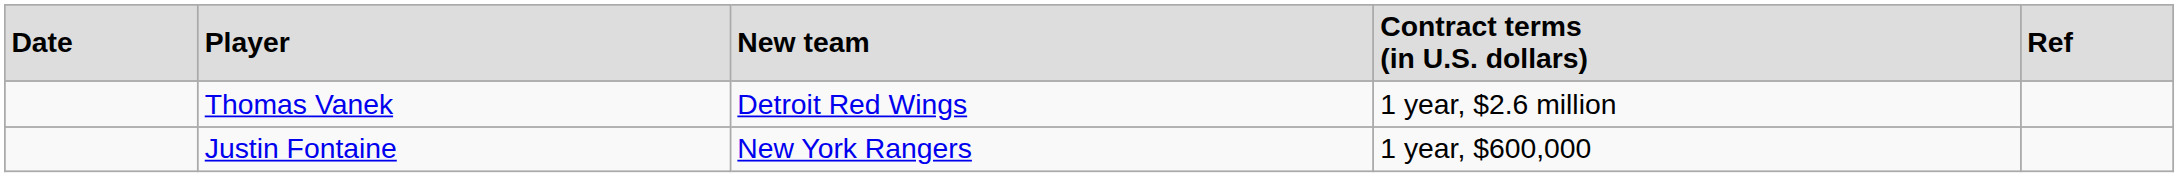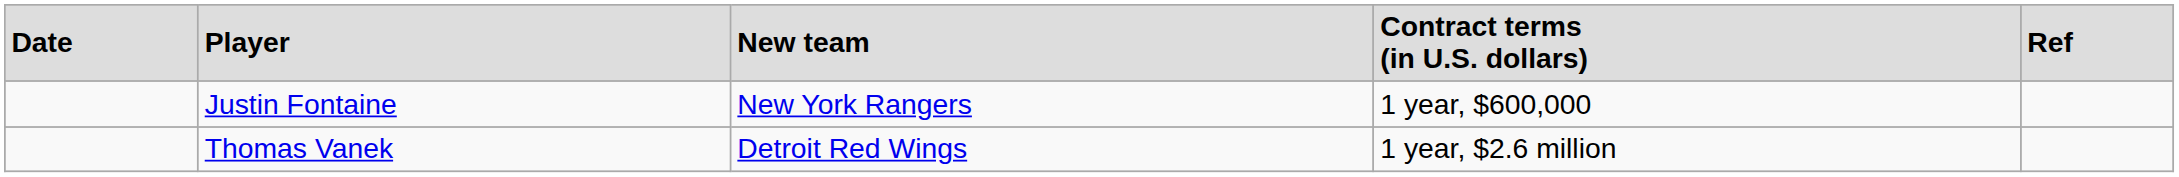rows swapped: (299, 103) <-> (301, 148)
